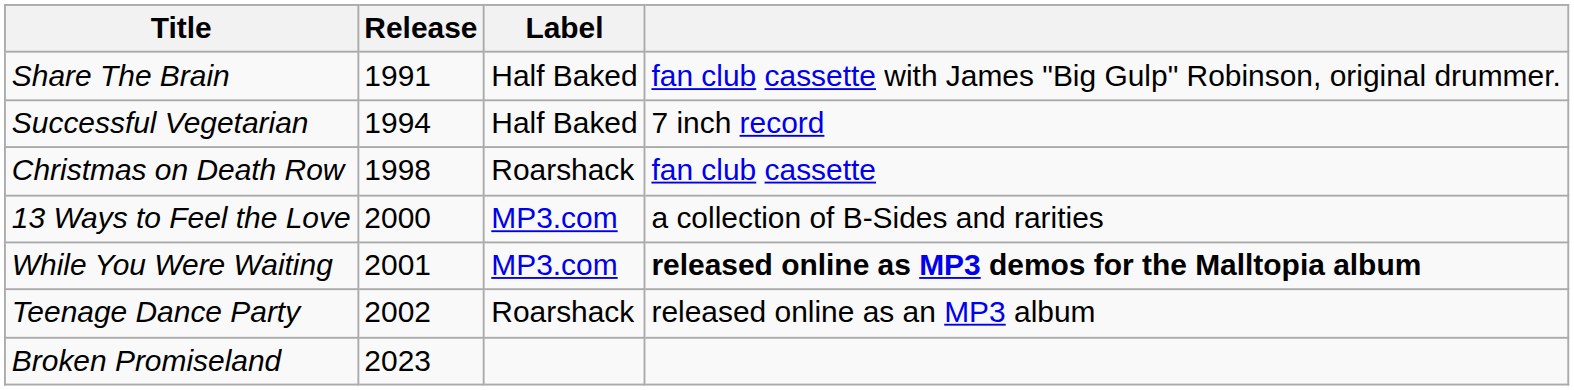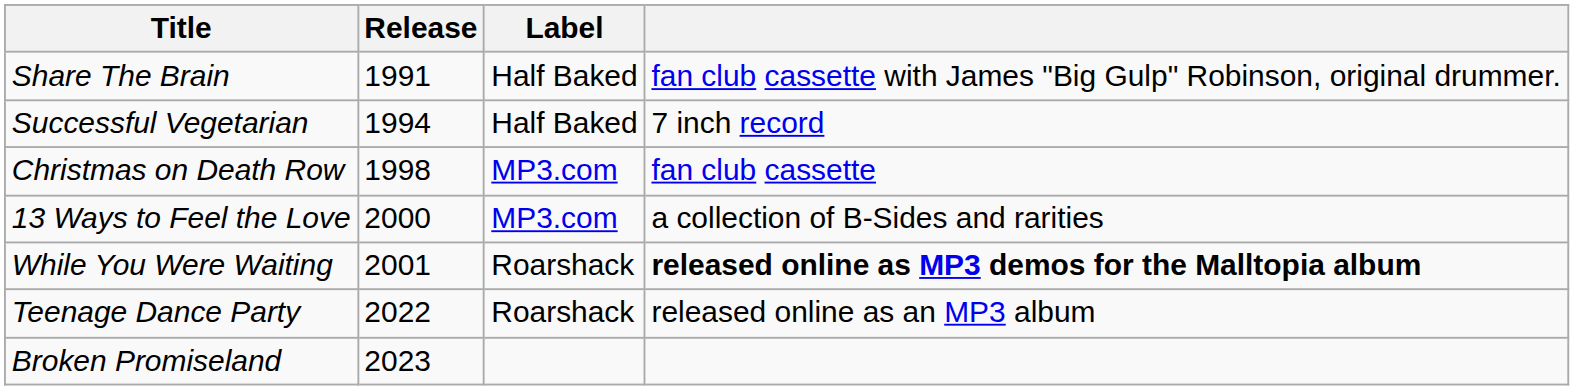(563, 170) Roarshack -> (554, 170) MP3.com
(554, 265) MP3.com -> (563, 265) Roarshack
(398, 312) 2002 -> (398, 312) 2022
